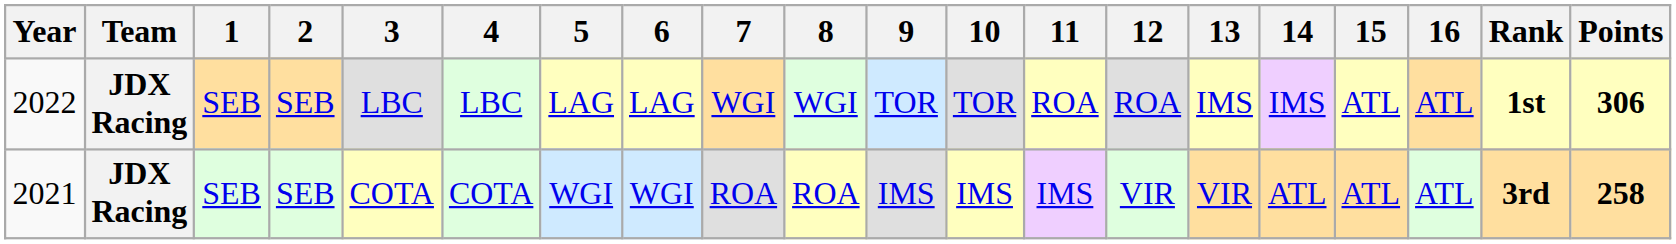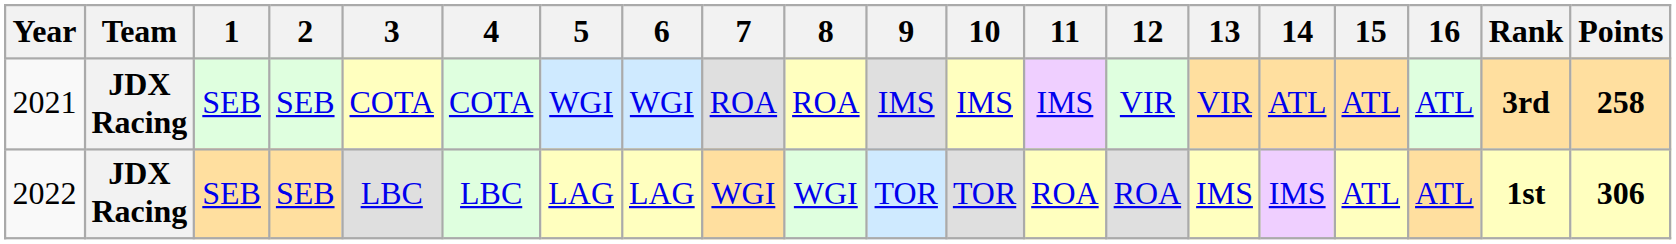rows swapped: (45, 193) <-> (45, 102)
